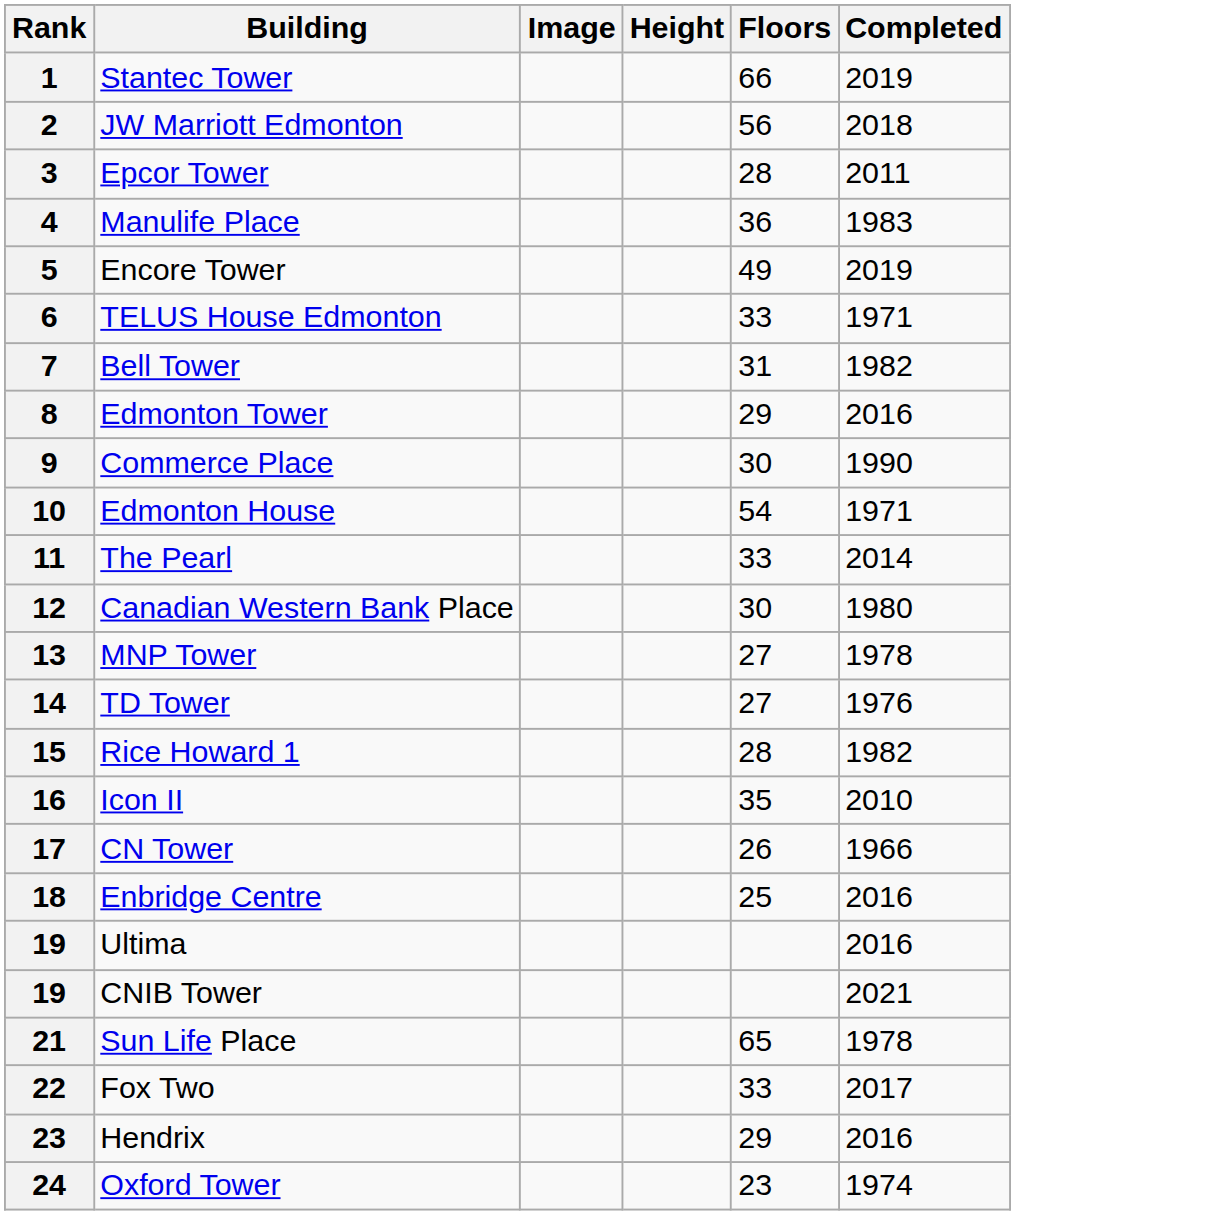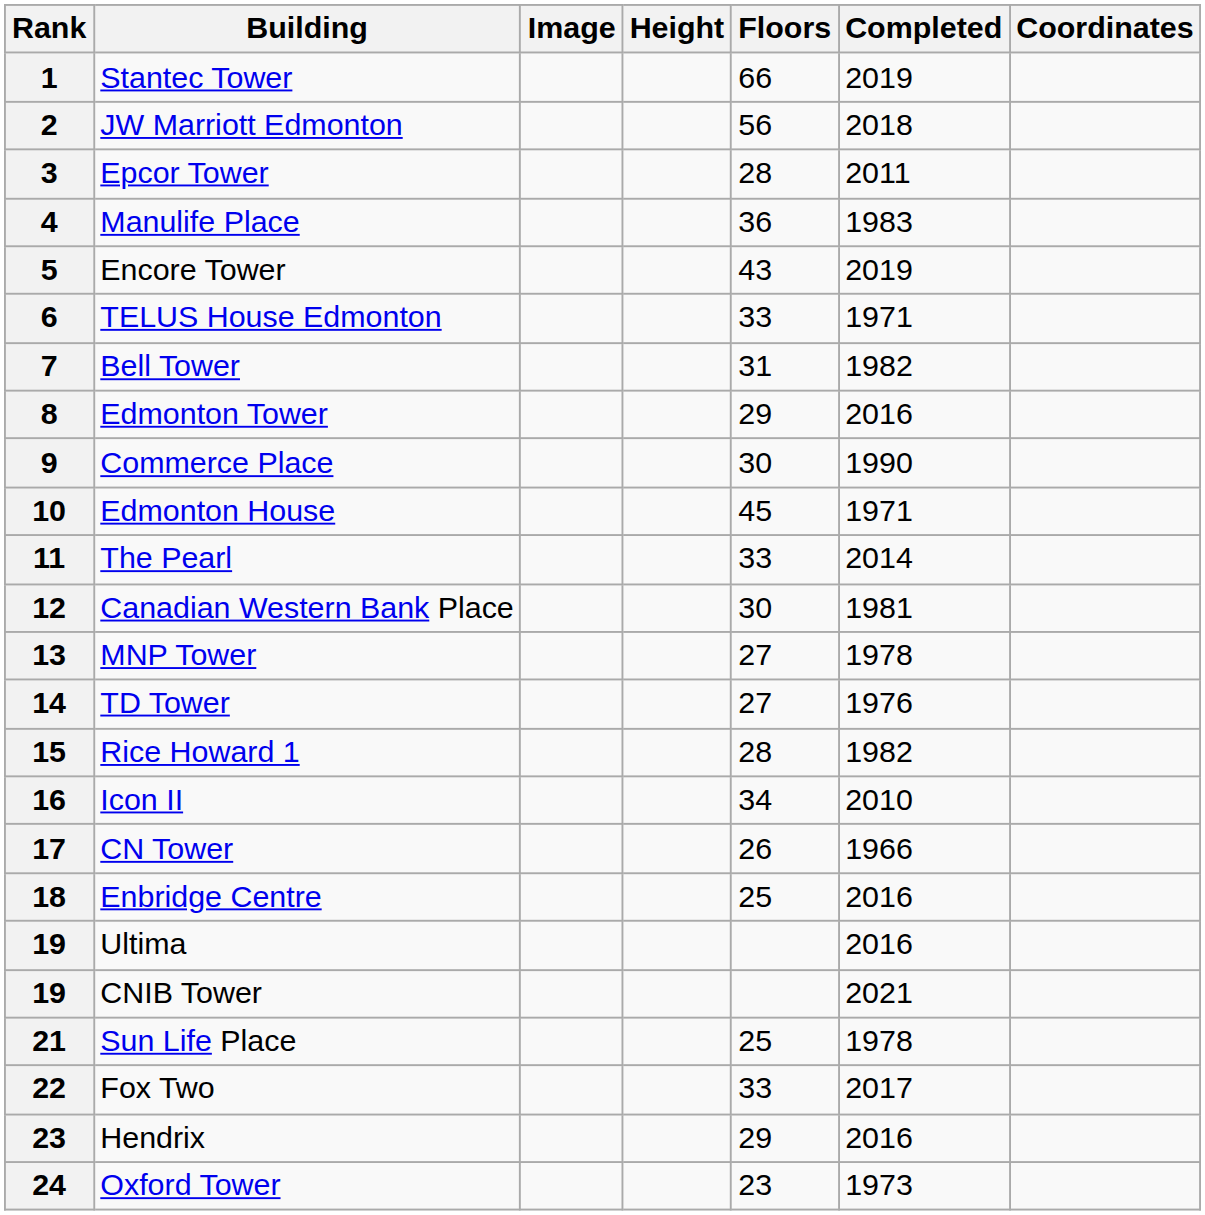+ column: (1105, 28)
(755, 269) 49 -> (755, 269) 43
(755, 510) 54 -> (755, 510) 45
(879, 607) 1980 -> (879, 607) 1981
(755, 800) 35 -> (755, 800) 34
(755, 1041) 65 -> (755, 1041) 25
(879, 1185) 1974 -> (879, 1185) 1973
